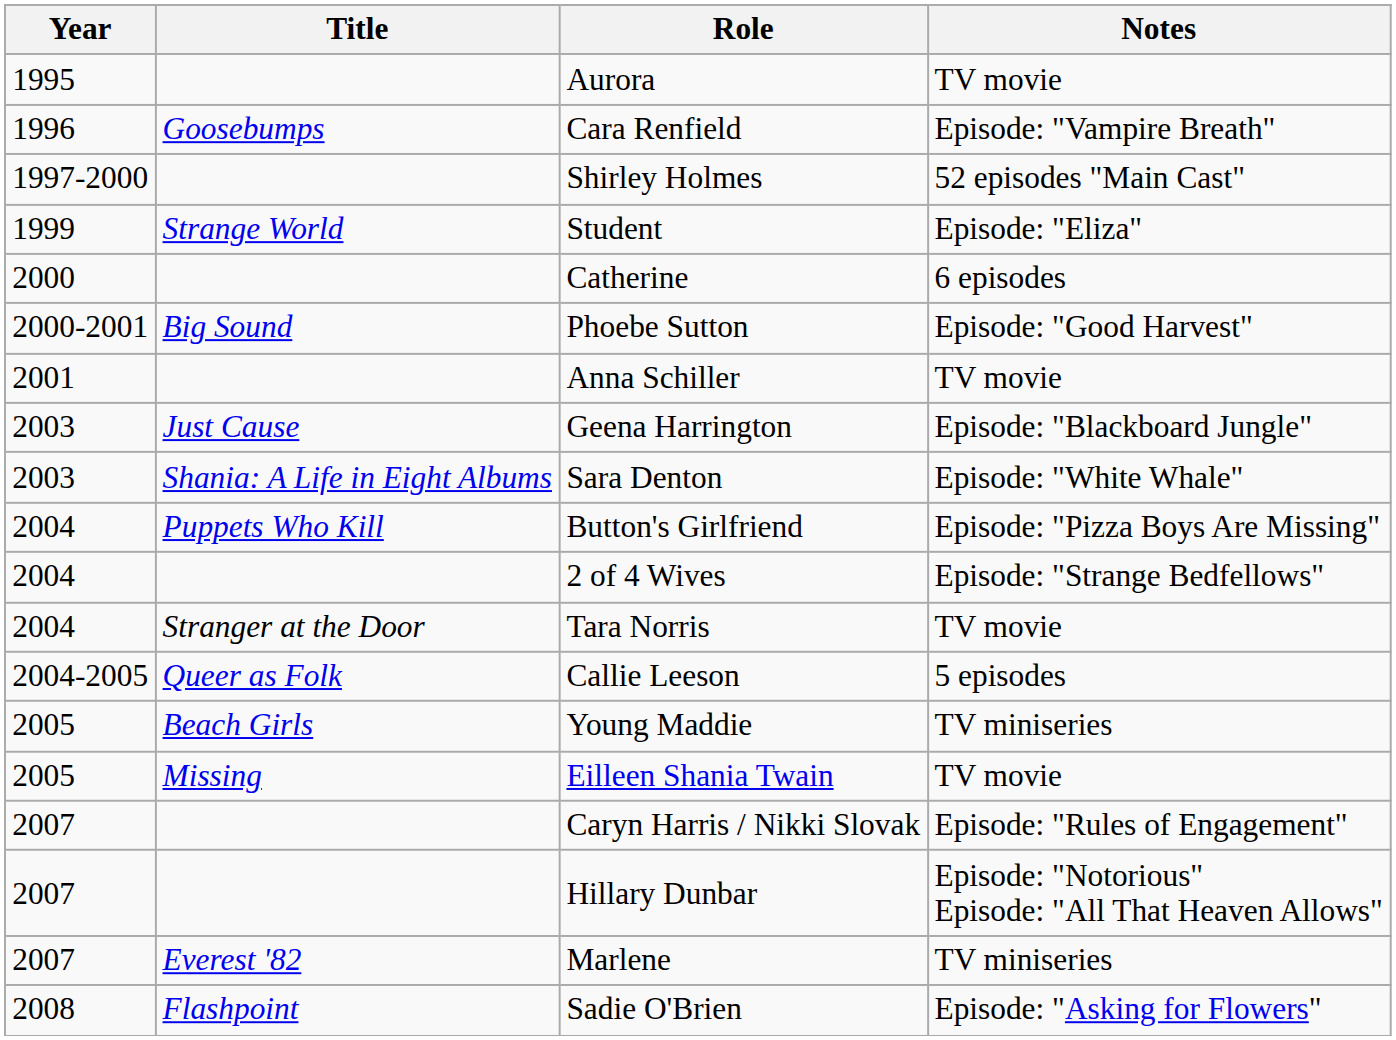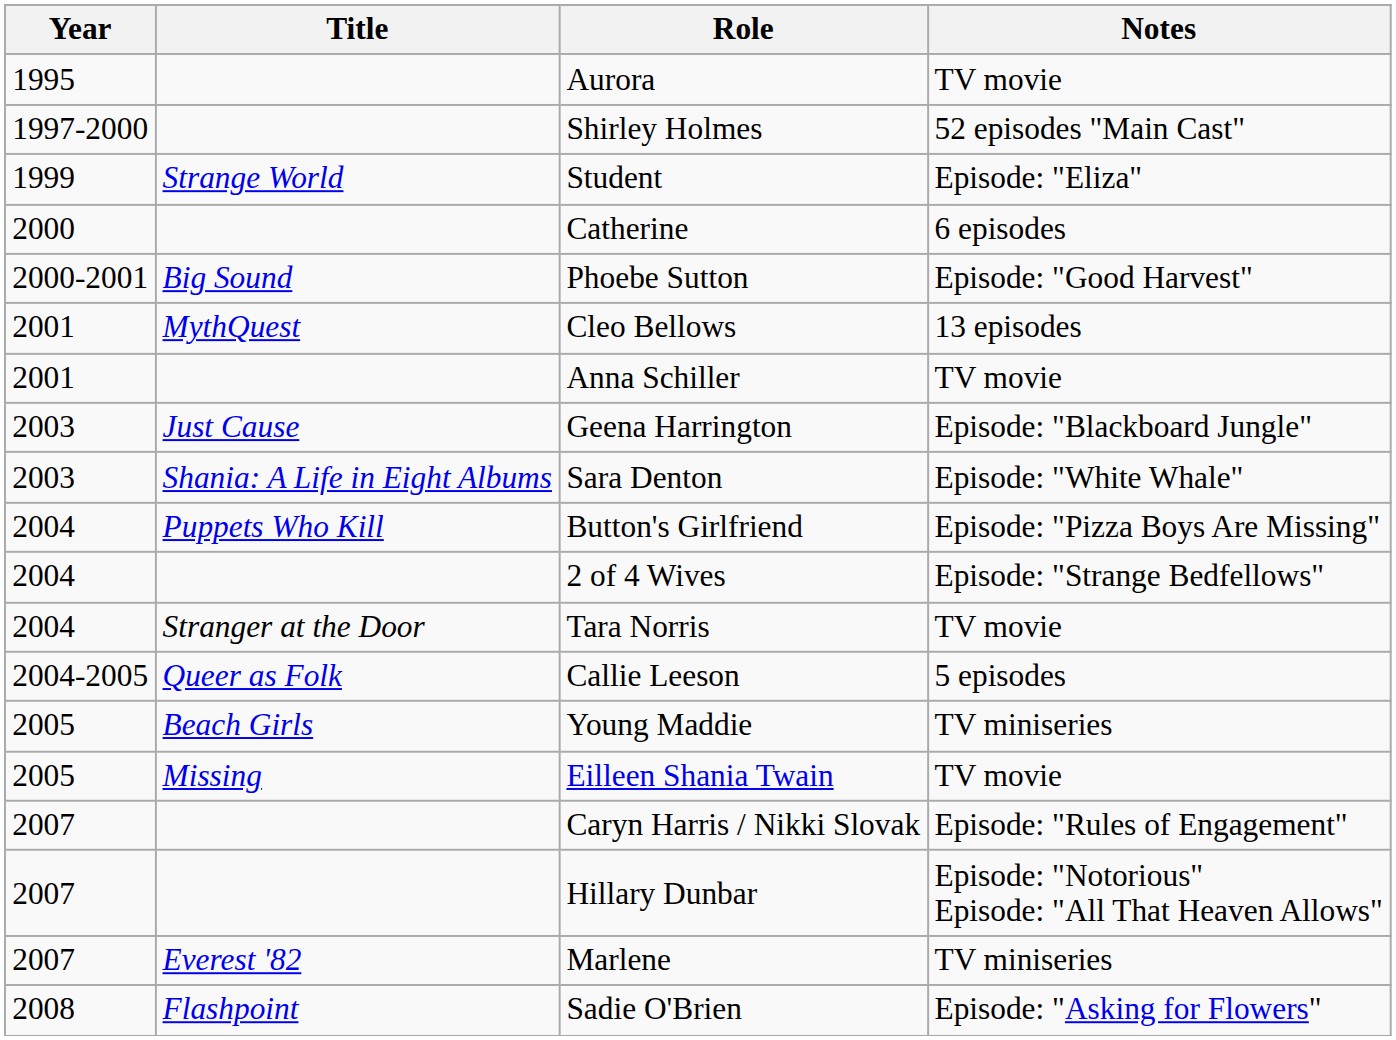- row: (654, 128)
+ row: (651, 327)
